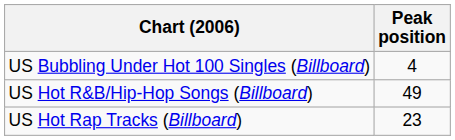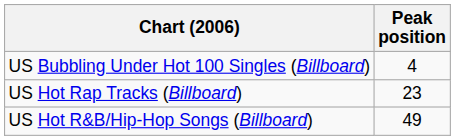rows swapped: (161, 93) <-> (125, 120)
